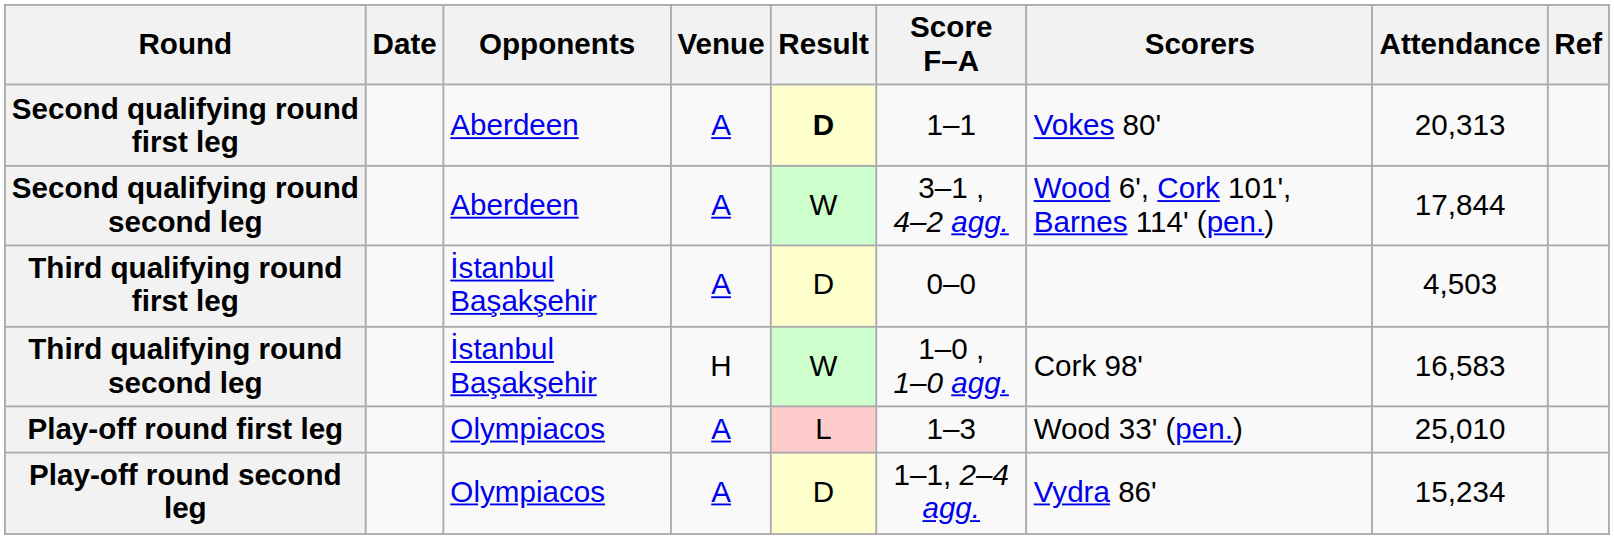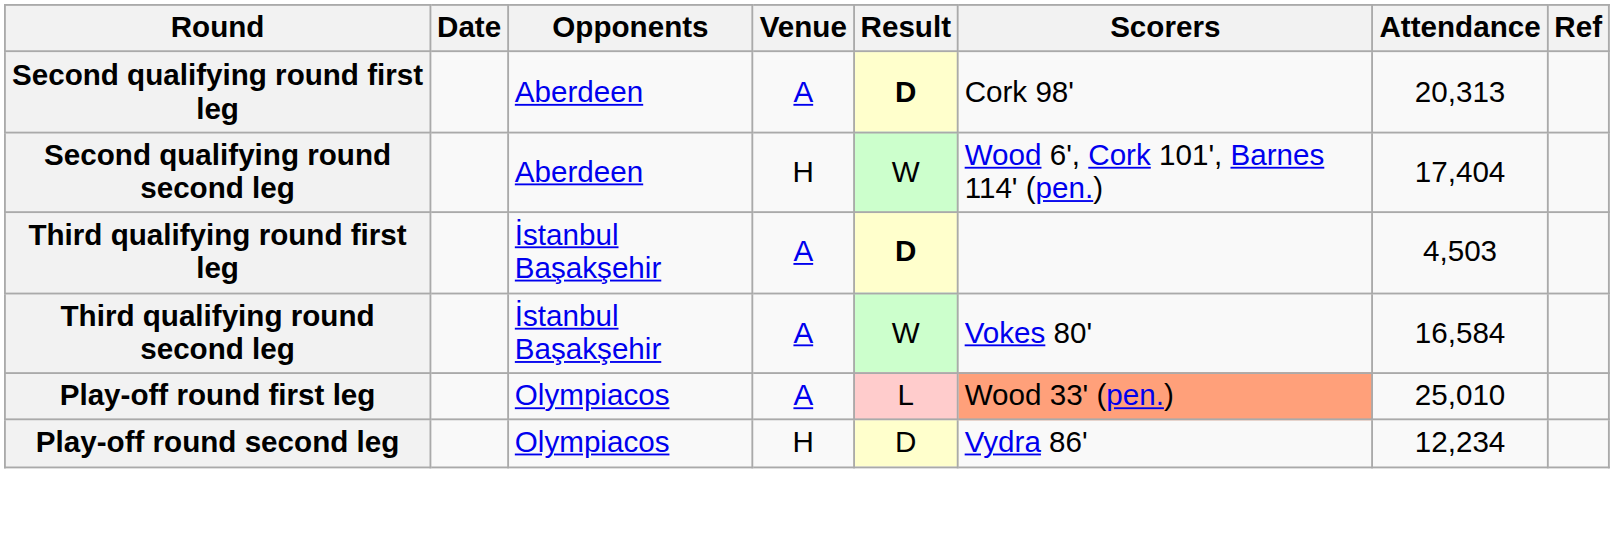- column: (951, 44)
(1097, 124) Vokes 80' -> (1019, 91) Cork 98'
(721, 205) A -> (803, 171) H
(1460, 205) 17,844 -> (1460, 171) 17,404
(824, 285) normal -> (906, 252) bold
(721, 365) H -> (803, 332) A
(1088, 365) Cork 98' -> (1028, 332) Vokes 80'
(1460, 365) 16,583 -> (1460, 332) 16,584
(1138, 429) no background -> (1069, 395) lightsalmon background
(721, 492) A -> (803, 442) H
(1460, 492) 15,234 -> (1460, 442) 12,234
